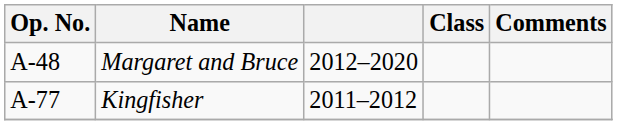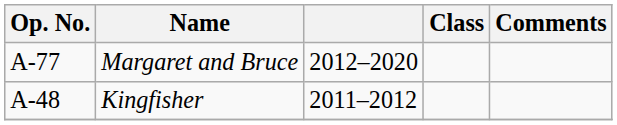(35, 61) A-48 -> (35, 61) A-77
(35, 100) A-77 -> (35, 100) A-48
